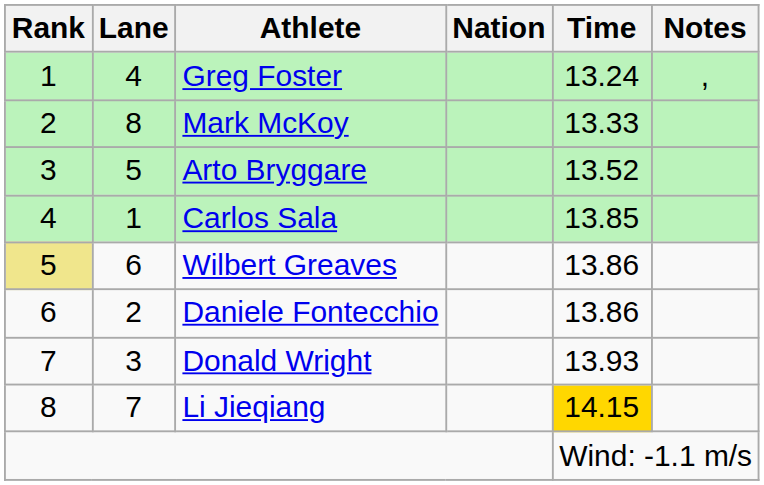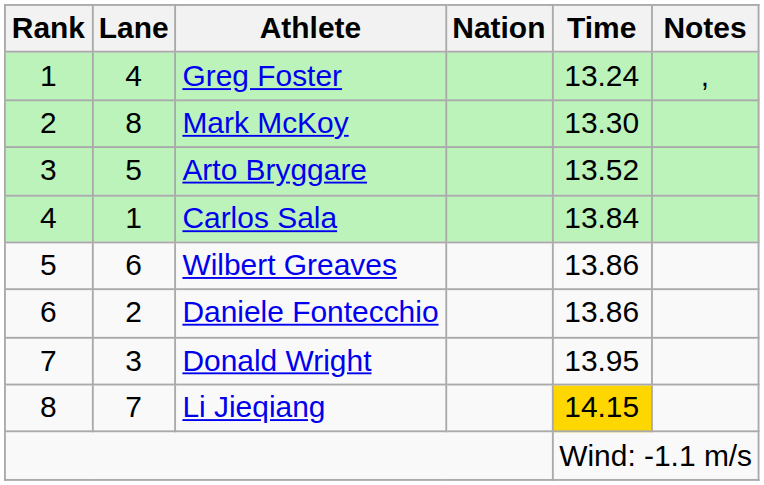(602, 123) 13.33 -> (602, 123) 13.30
(602, 218) 13.85 -> (602, 218) 13.84
(48, 265) khaki background -> (48, 265) no background
(602, 360) 13.93 -> (602, 360) 13.95
